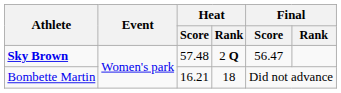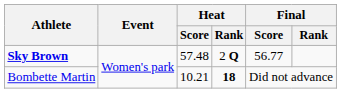(269, 56) 56.47 -> (269, 56) 56.77
(195, 77) 16.21 -> (195, 77) 10.21
(229, 77) normal -> (229, 77) bold
